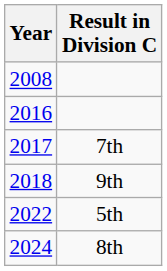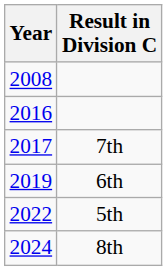- row: (31, 180)
+ row: (31, 180)
